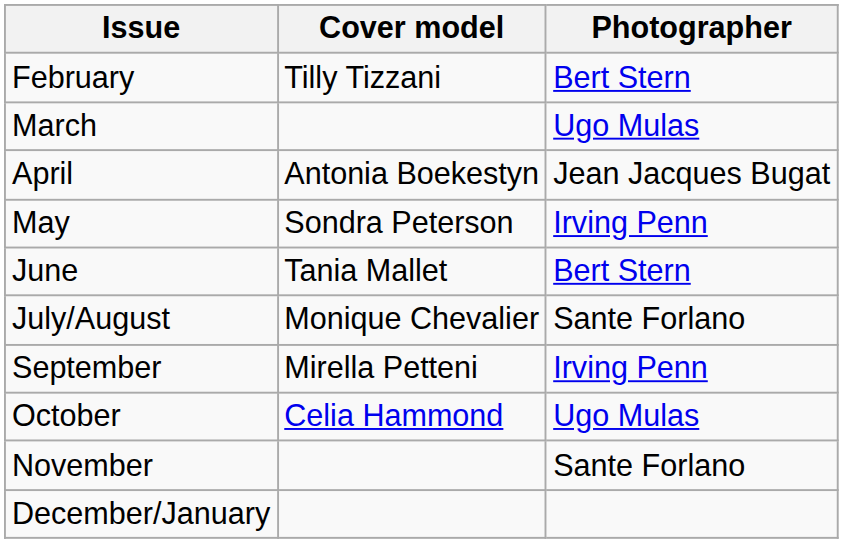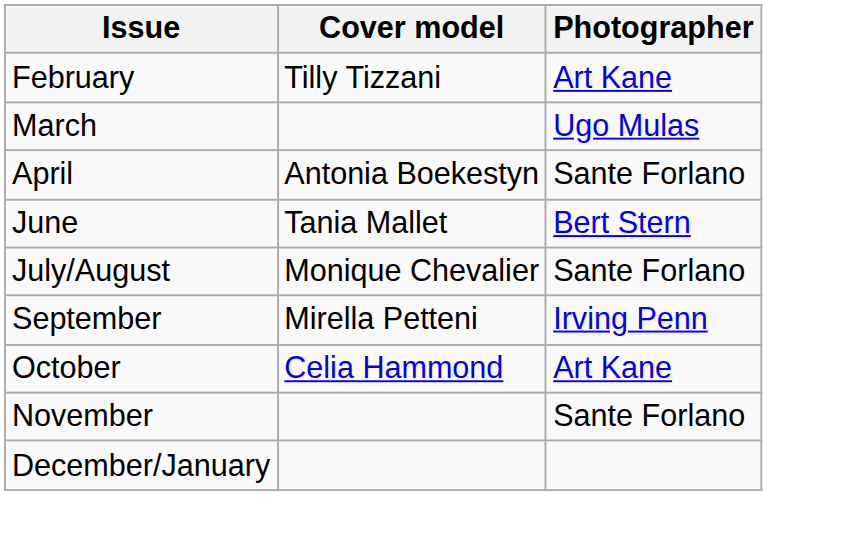(622, 77) Bert Stern -> (613, 77) Art Kane
(692, 174) Jean Jacques Bugat -> (649, 174) Sante Forlano
- row: (41, 222)
(626, 416) Ugo Mulas -> (613, 367) Art Kane
